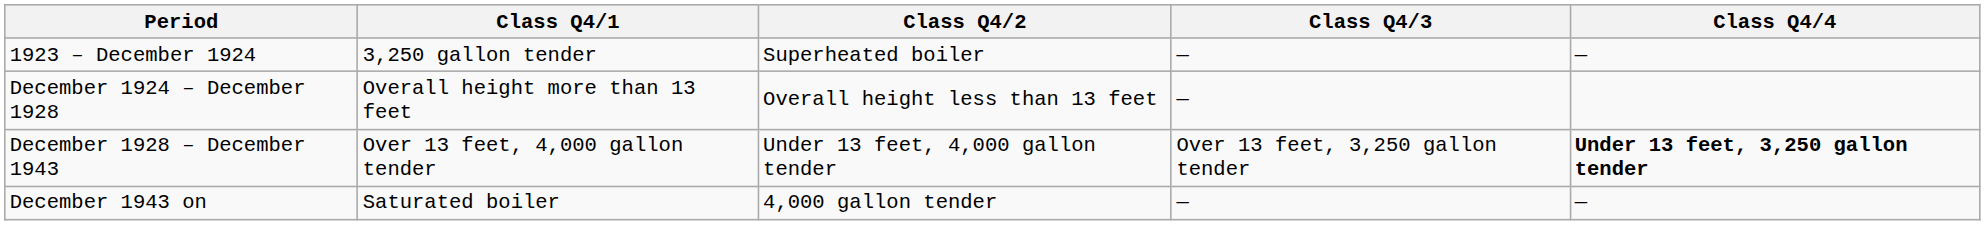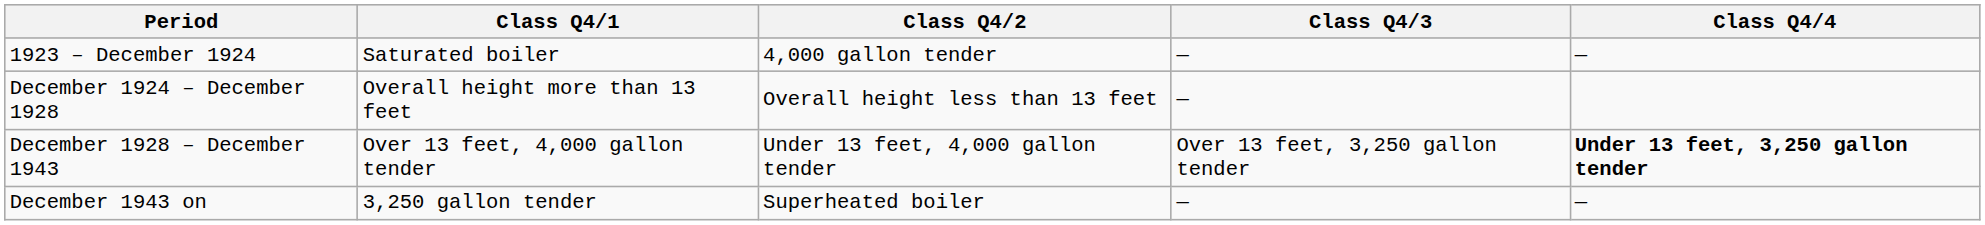(480, 55) 3,250 gallon tender -> (461, 55) Saturated boiler
(874, 55) Superheated boiler -> (880, 55) 4,000 gallon tender
(461, 203) Saturated boiler -> (480, 203) 3,250 gallon tender
(880, 203) 4,000 gallon tender -> (874, 203) Superheated boiler
